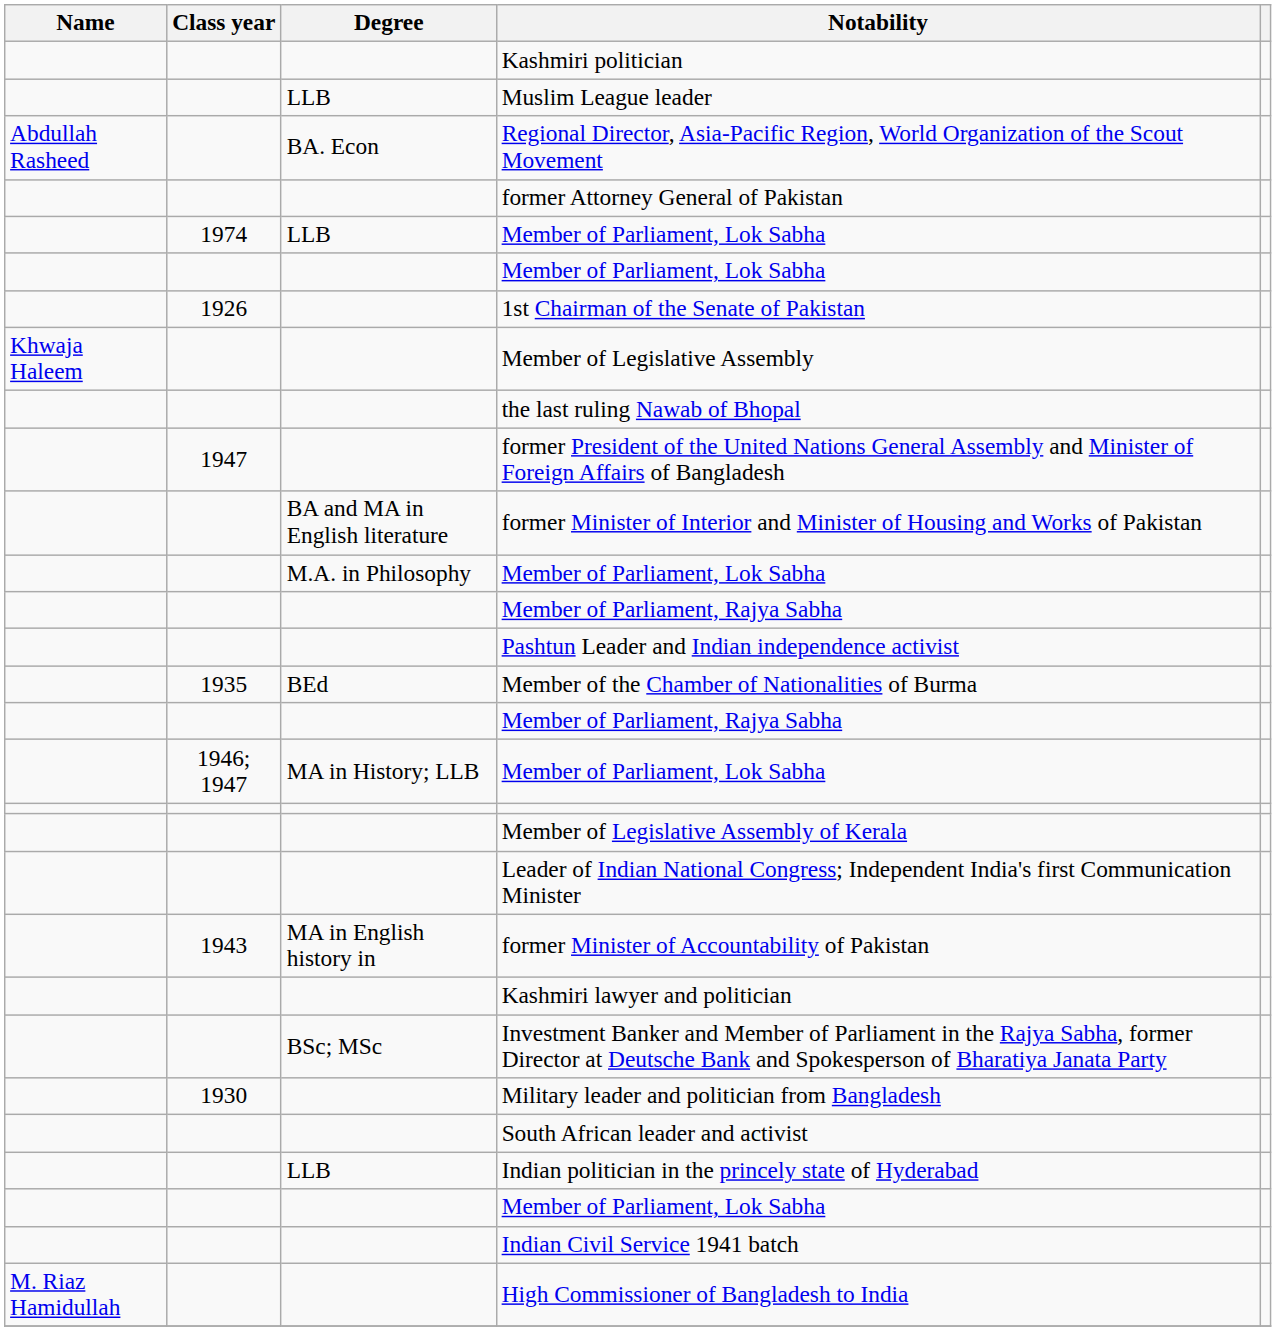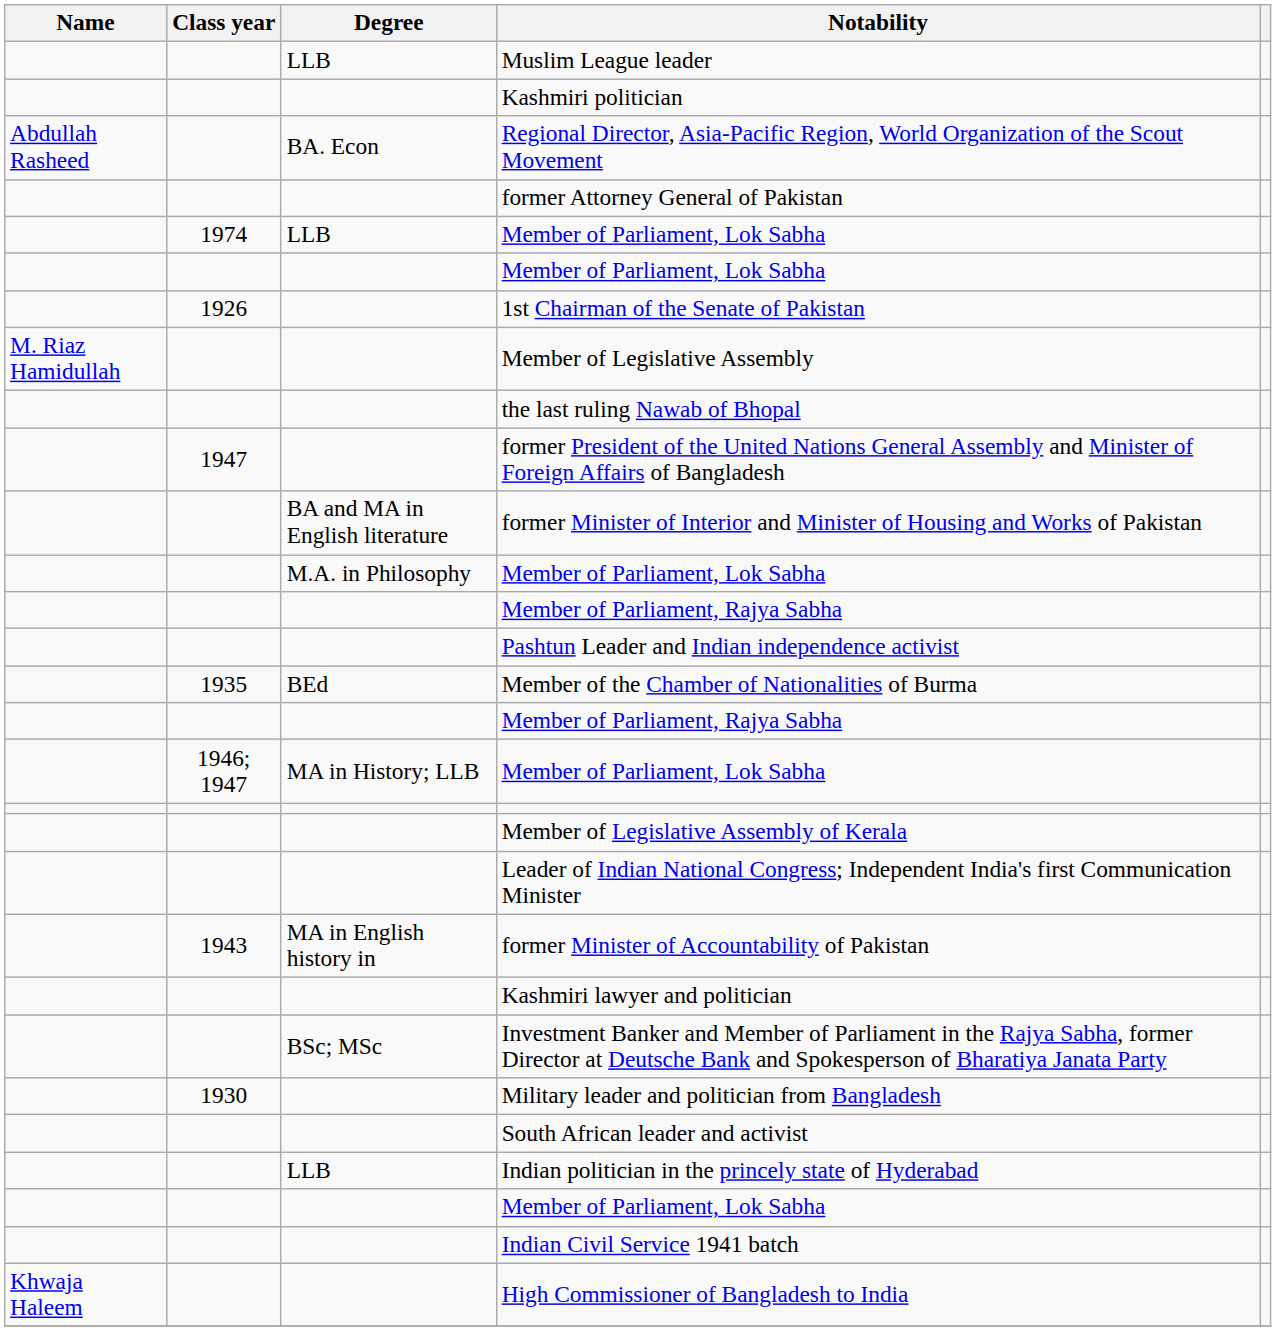rows swapped: (389, 60) <-> (309, 97)
(46, 358) Khwaja Haleem -> (65, 358) M. Riaz Hamidullah
(65, 1294) M. Riaz Hamidullah -> (46, 1294) Khwaja Haleem
